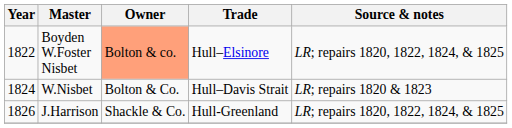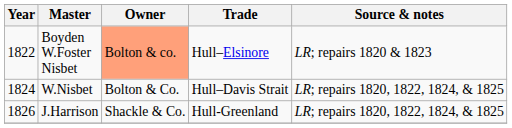(399, 52) LR; repairs 1820, 1822, 1824, & 1825 -> (363, 52) LR; repairs 1820 & 1823
(363, 90) LR; repairs 1820 & 1823 -> (399, 90) LR; repairs 1820, 1822, 1824, & 1825
